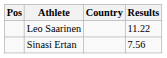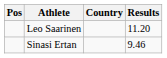(139, 28) 11.22 -> (139, 28) 11.20
(136, 45) 7.56 -> (136, 45) 9.46
